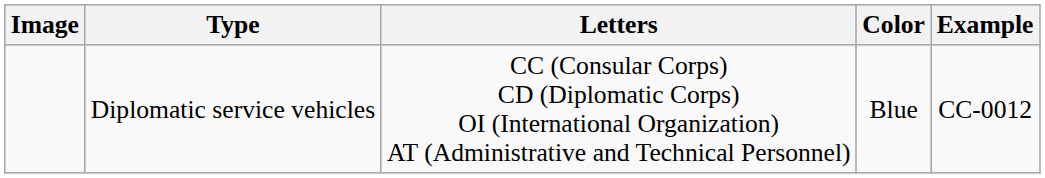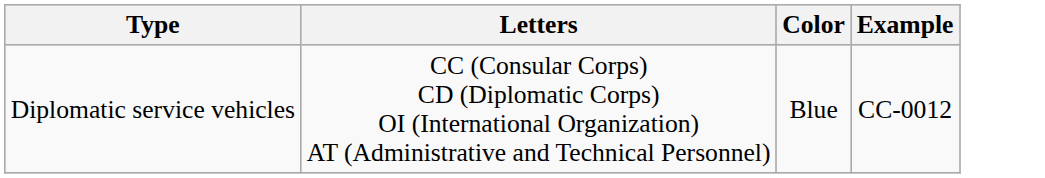- column: (45, 24)
